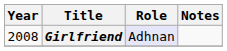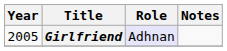(23, 36) 2008 -> (23, 36) 2005
